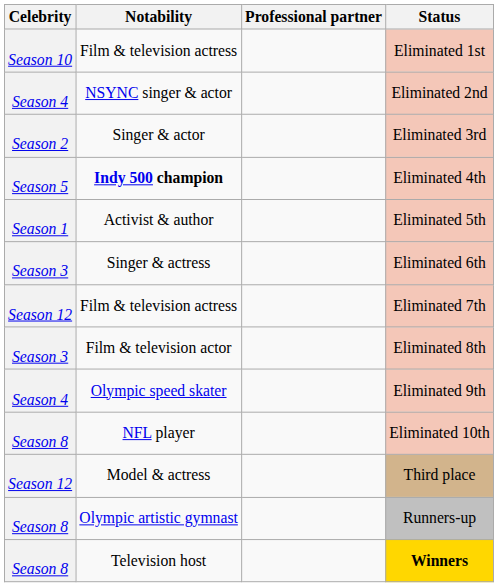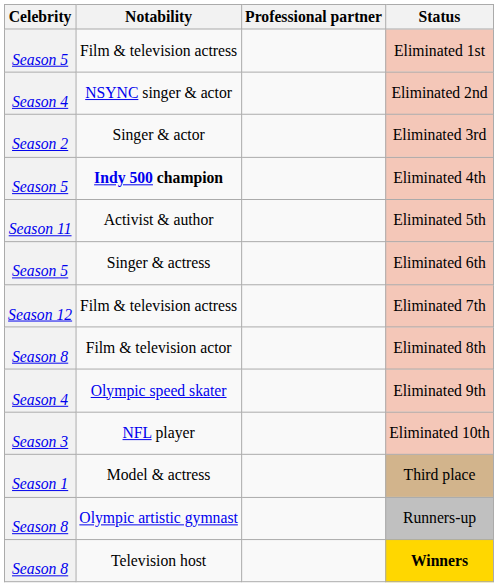(40, 59) Season 10 -> (40, 59) Season 5
(40, 229) Season 1 -> (40, 229) Season 11
(40, 271) Season 3 -> (40, 271) Season 5
(40, 356) Season 3 -> (40, 356) Season 8
(40, 442) Season 8 -> (40, 442) Season 3
(40, 484) Season 12 -> (40, 484) Season 1
